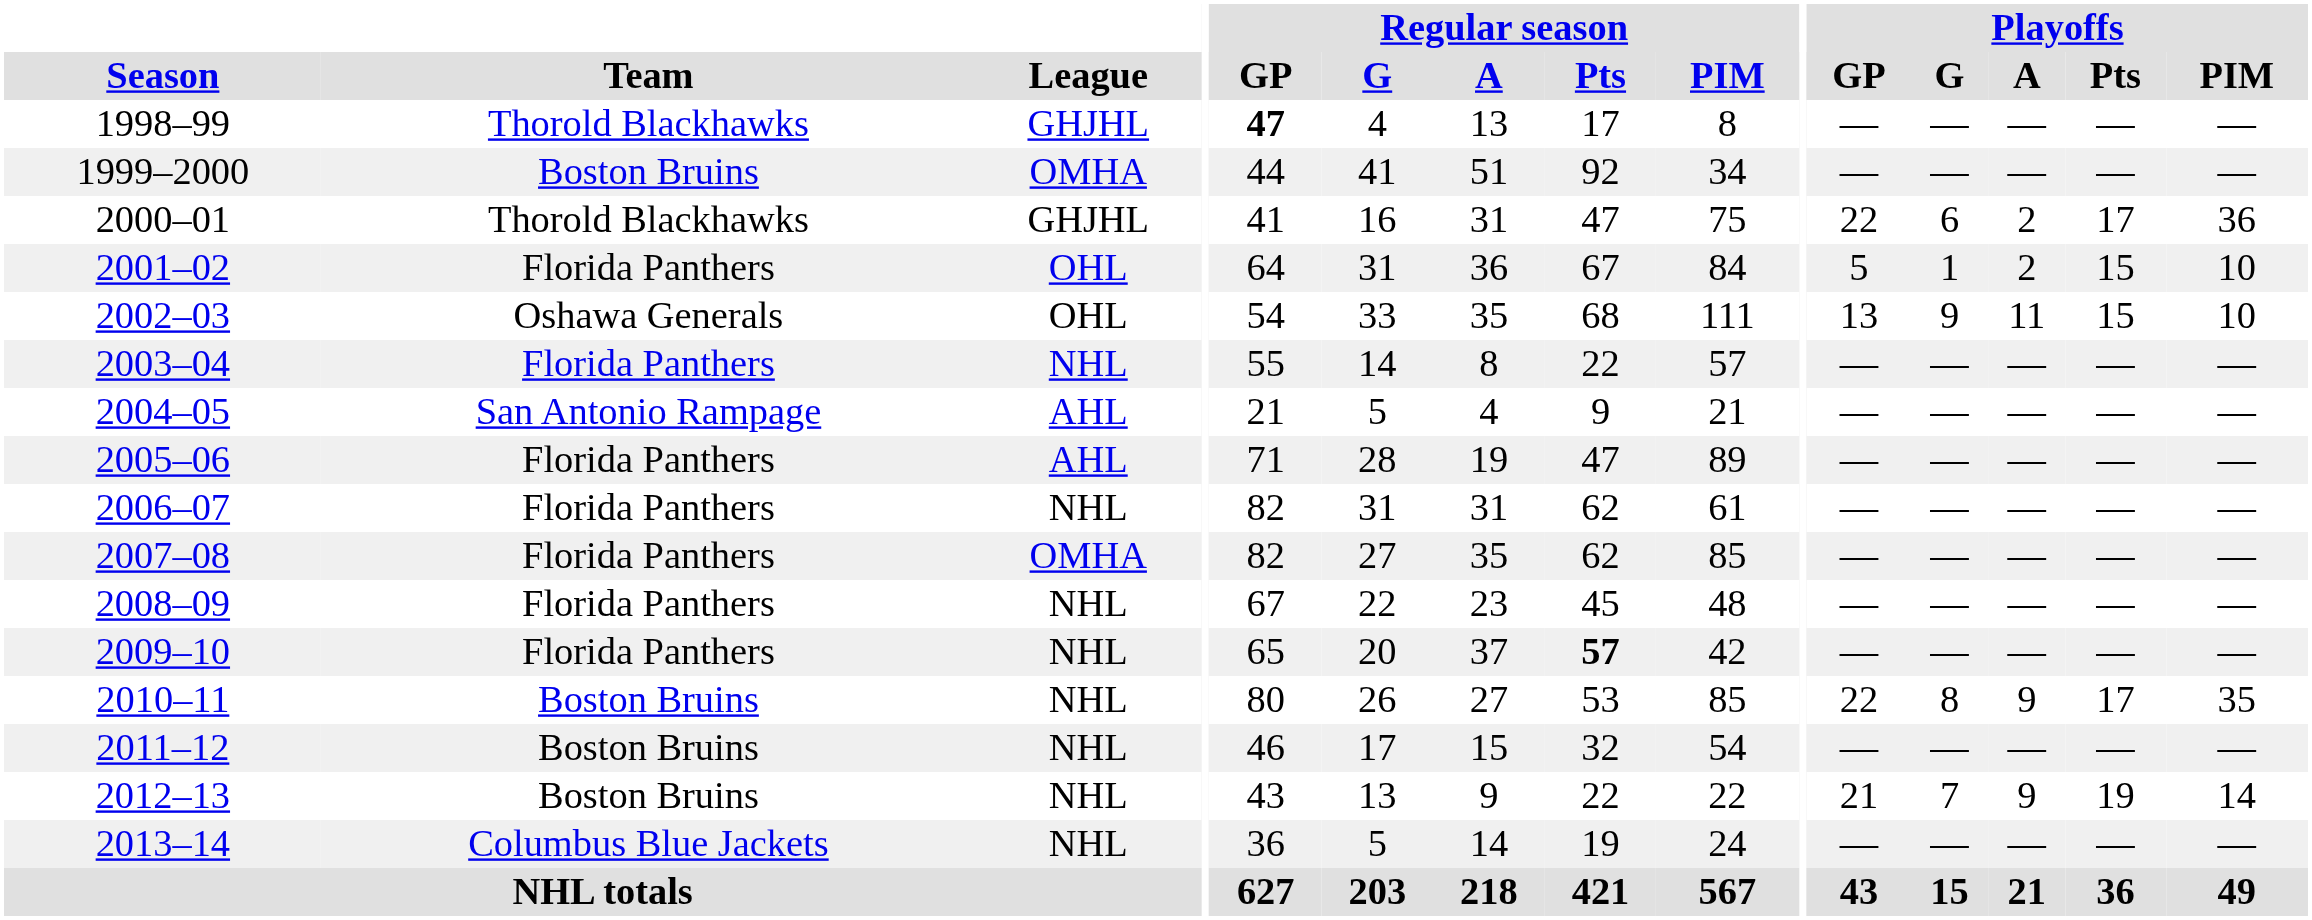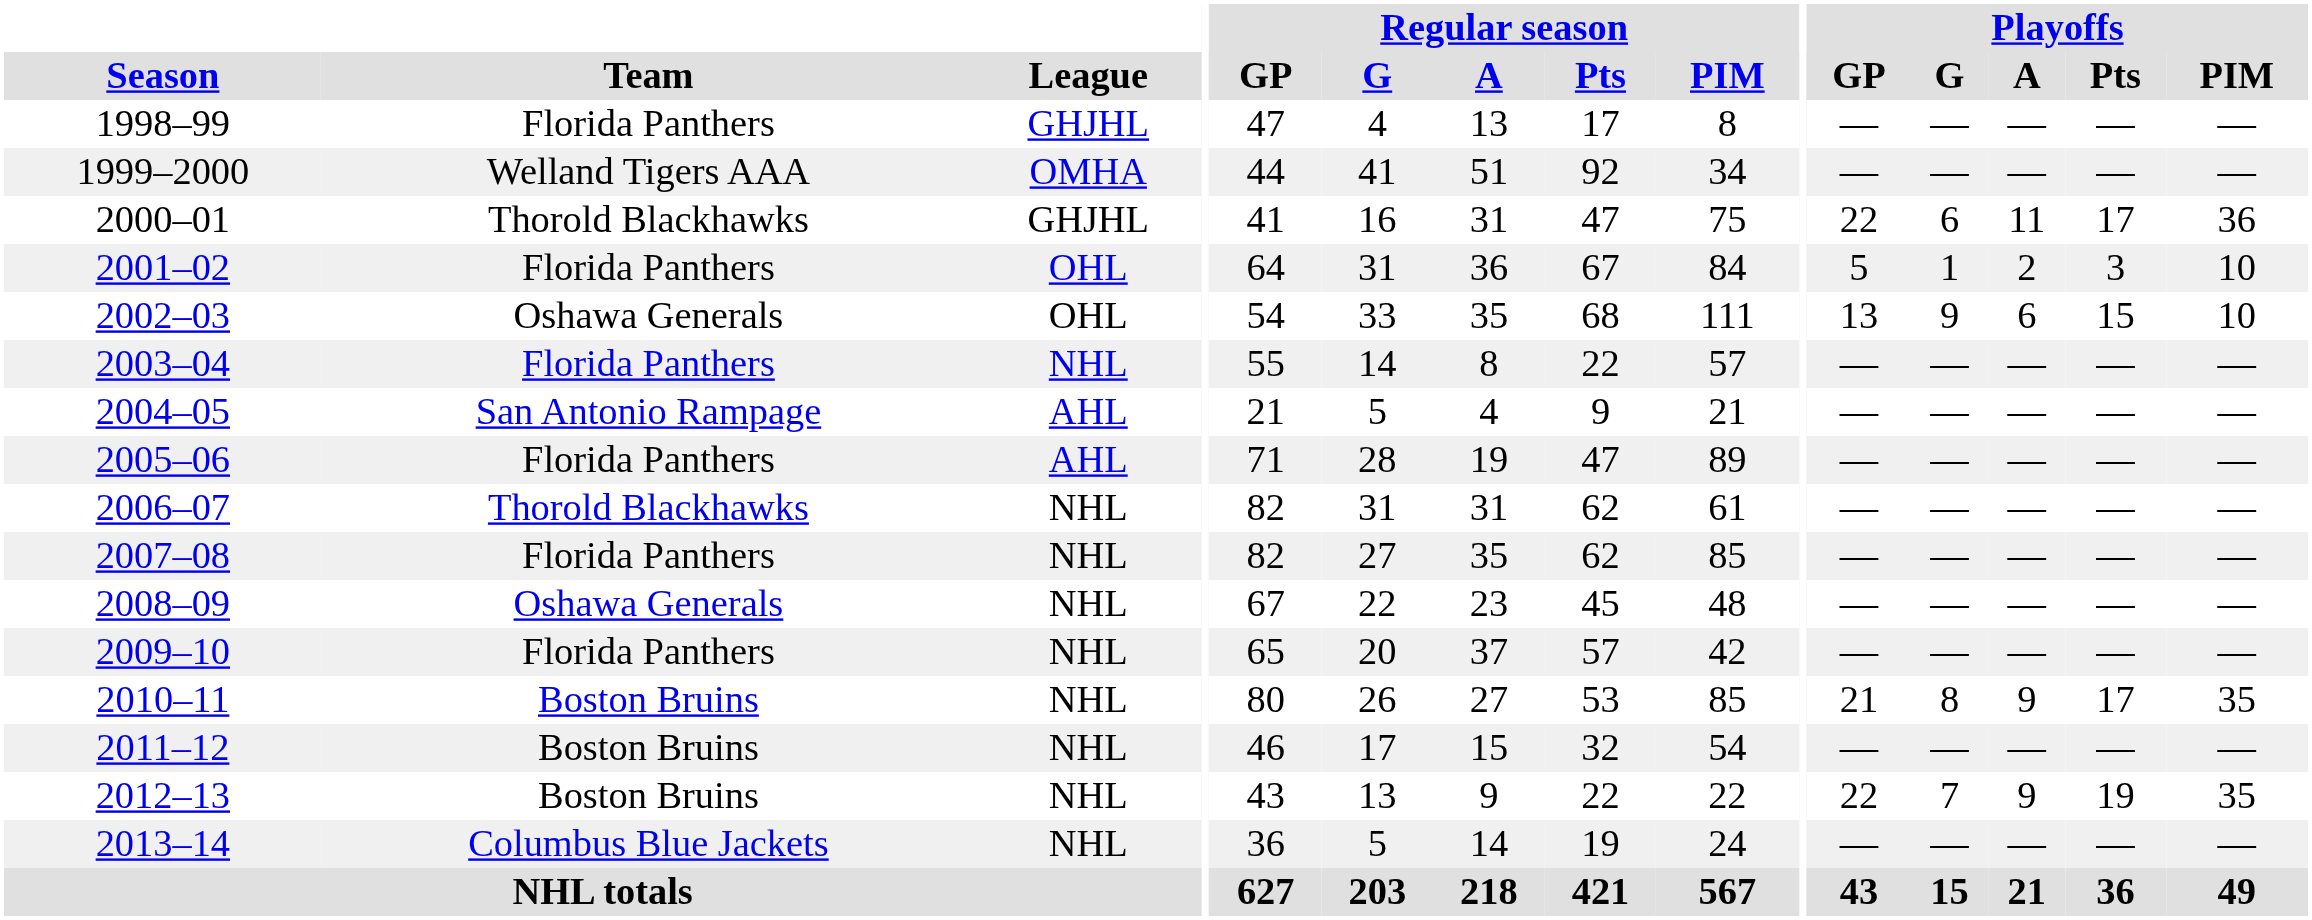(648, 123) Thorold Blackhawks -> (648, 123) Florida Panthers
(1266, 123) bold -> (1266, 123) normal
(648, 171) Boston Bruins -> (648, 171) Welland Tigers AAA
(2027, 219) 2 -> (2027, 219) 11
(2115, 267) 15 -> (2115, 267) 3
(2027, 315) 11 -> (2027, 315) 6
(648, 507) Florida Panthers -> (648, 507) Thorold Blackhawks
(1088, 555) OMHA -> (1088, 555) NHL
(648, 603) Florida Panthers -> (648, 603) Oshawa Generals
(1600, 651) bold -> (1600, 651) normal
(1859, 699) 22 -> (1859, 699) 21
(1859, 795) 21 -> (1859, 795) 22
(2237, 795) 14 -> (2237, 795) 35
